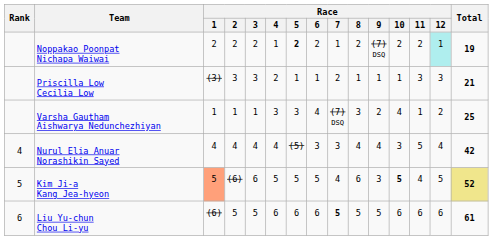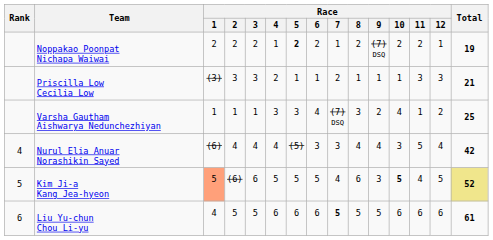(441, 49) paleturquoise background -> (441, 49) no background
(214, 151) 4 -> (214, 151) (6)
(214, 218) (6) -> (214, 218) 4
